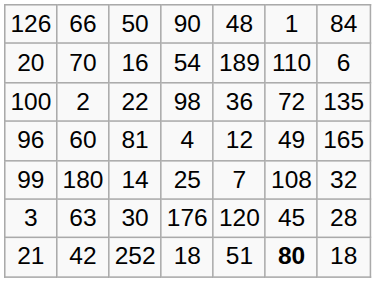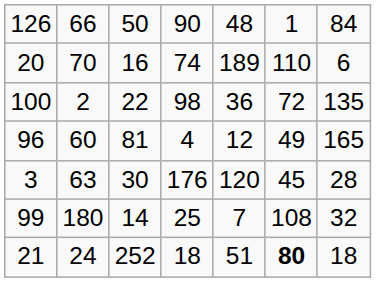(187, 62) 54 -> (187, 62) 74
rows swapped: (31, 218) <-> (31, 179)
(83, 256) 42 -> (83, 256) 24
